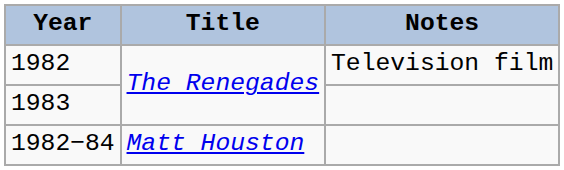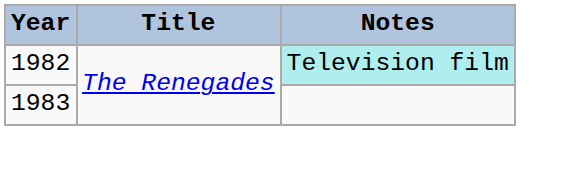(442, 65) no background -> (398, 65) paleturquoise background
- row: (63, 145)
